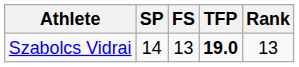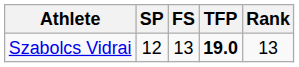(152, 47) 14 -> (152, 47) 12
